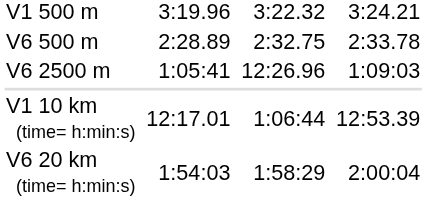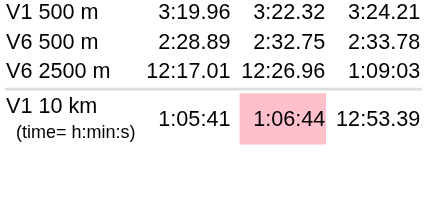(194, 71) 1:05:41 -> (188, 71) 12:17.01
(188, 118) 12:17.01 -> (194, 118) 1:05:41
(289, 118) no background -> (289, 118) pink background
- row: (71, 172)
